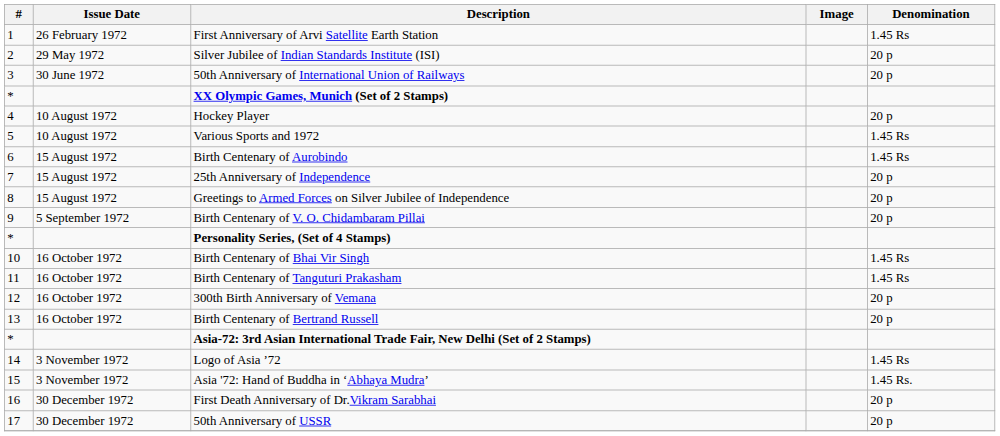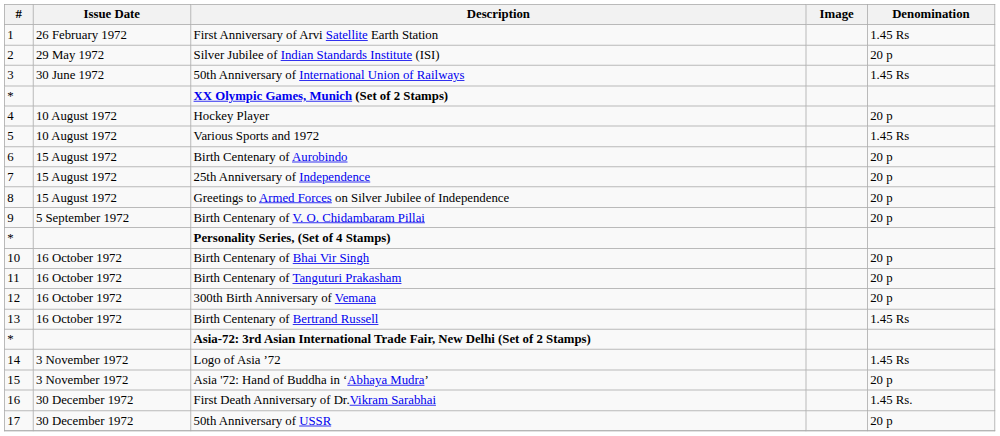(881, 75) 20 p -> (890, 75) 1.45 Rs
(890, 156) 1.45 Rs -> (881, 156) 20 p
(890, 258) 1.45 Rs -> (881, 258) 20 p
(890, 278) 1.45 Rs -> (881, 278) 20 p
(881, 319) 20 p -> (890, 319) 1.45 Rs
(891, 380) 1.45 Rs. -> (881, 380) 20 p
(881, 400) 20 p -> (891, 400) 1.45 Rs.
